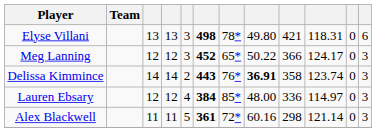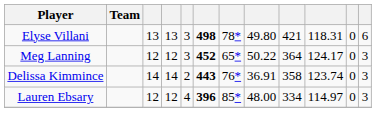(292, 55) 366 -> (292, 55) 364
(262, 76) bold -> (262, 76) normal
(206, 96) 384 -> (206, 96) 396
(292, 96) 336 -> (292, 96) 334
- row: (55, 117)
